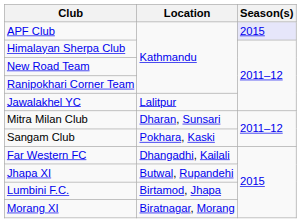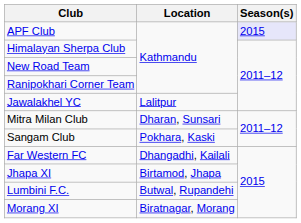(187, 173) Butwal, Rupandehi -> (180, 173) Birtamod, Jhapa
(180, 191) Birtamod, Jhapa -> (187, 191) Butwal, Rupandehi
